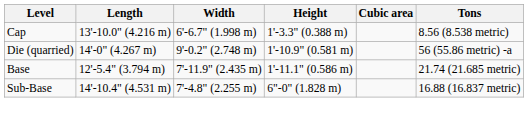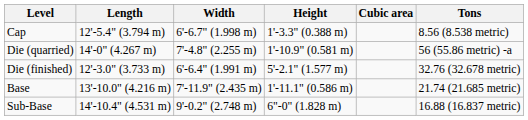(125, 32) 13'-10.0" (4.216 m) -> (122, 32) 12'-5.4" (3.794 m)
(216, 50) 9'-0.2" (2.748 m) -> (216, 50) 7'-4.8" (2.255 m)
+ row: (40, 69)
(122, 69) 12'-5.4" (3.794 m) -> (125, 87) 13'-10.0" (4.216 m)
(216, 87) 7'-4.8" (2.255 m) -> (216, 106) 9'-0.2" (2.748 m)
